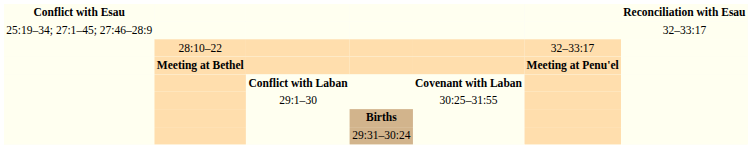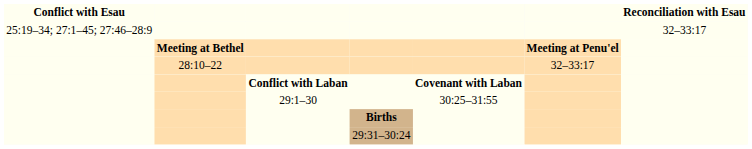rows swapped: (200, 65) <-> (200, 48)
